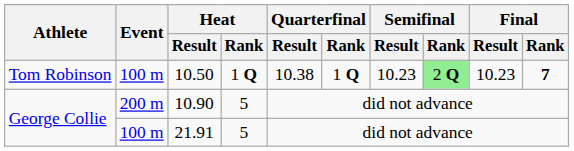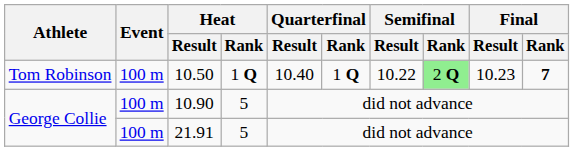(294, 75) 10.38 -> (294, 75) 10.40
(396, 75) 10.23 -> (396, 75) 10.22
(142, 103) 200 m -> (142, 103) 100 m
